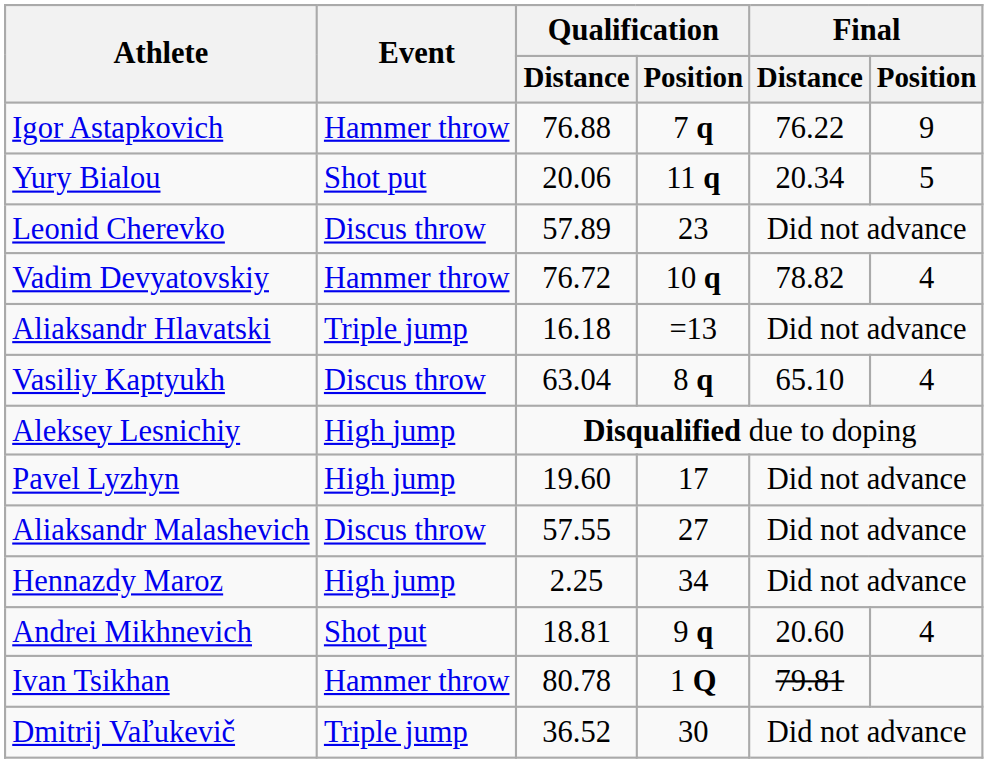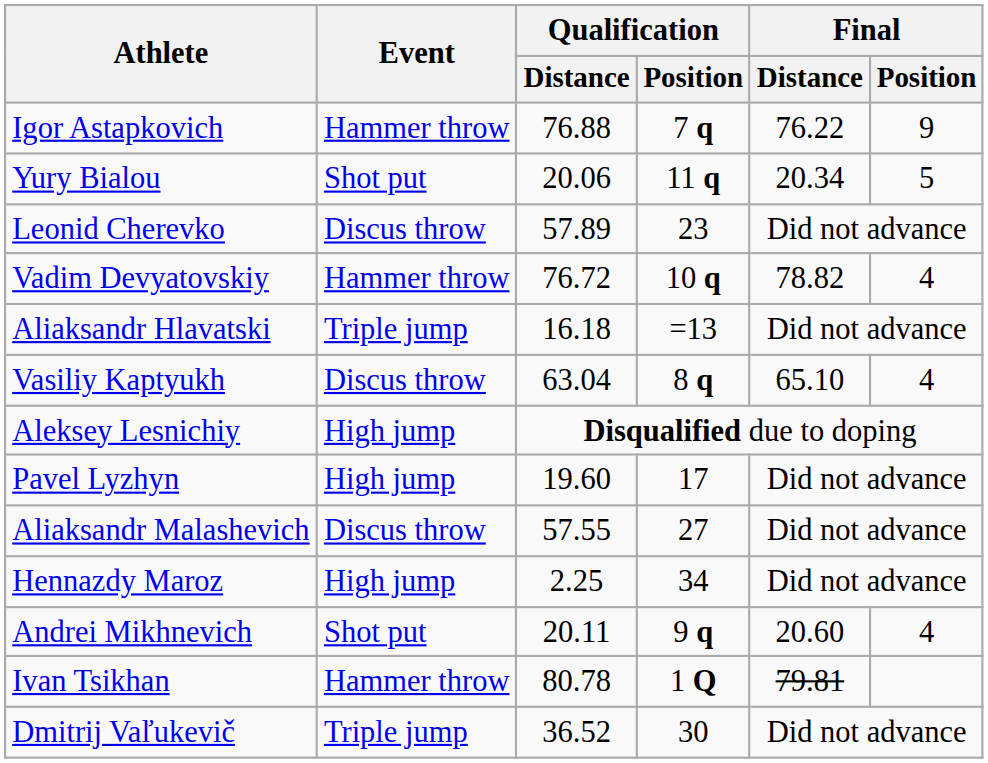(577, 631) 18.81 -> (577, 631) 20.11
